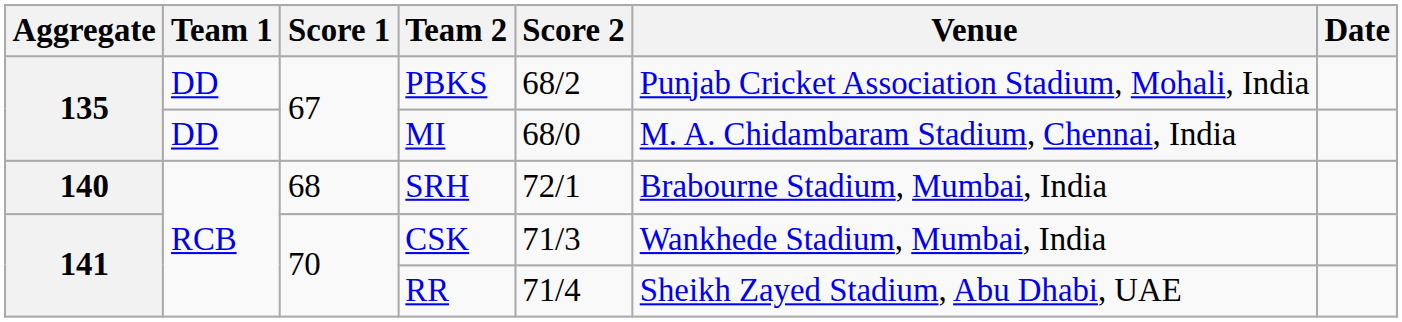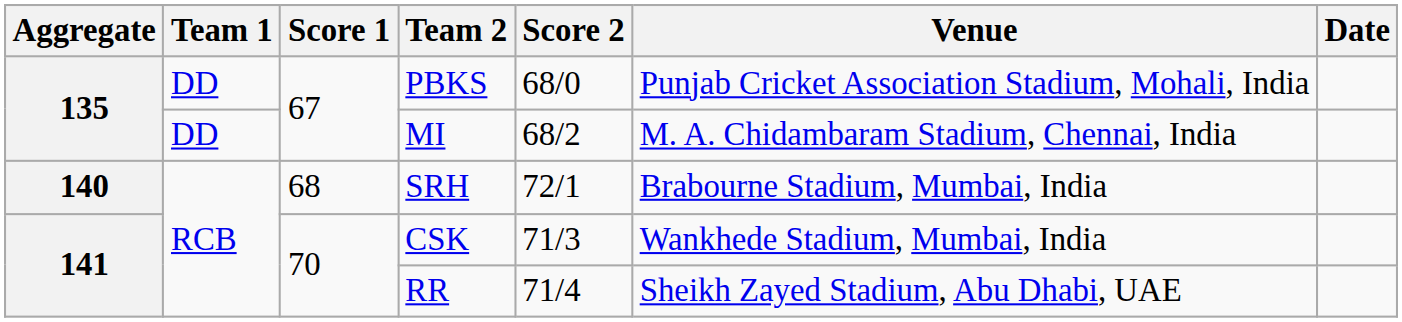(551, 82) 68/2 -> (551, 82) 68/0
(551, 134) 68/0 -> (551, 134) 68/2
